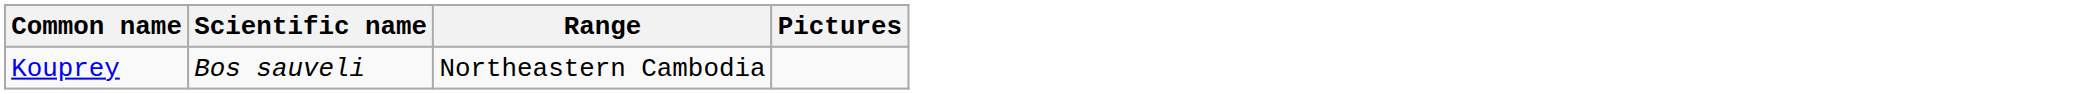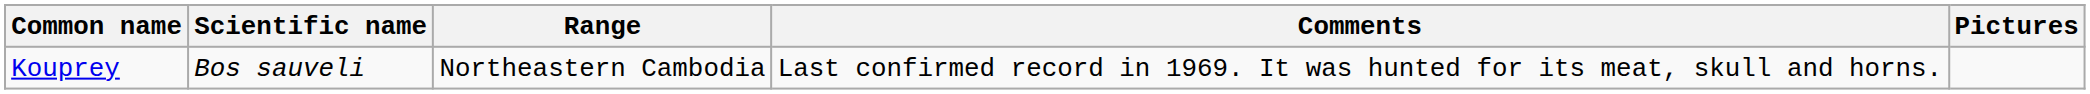+ column: (1360, 26)
